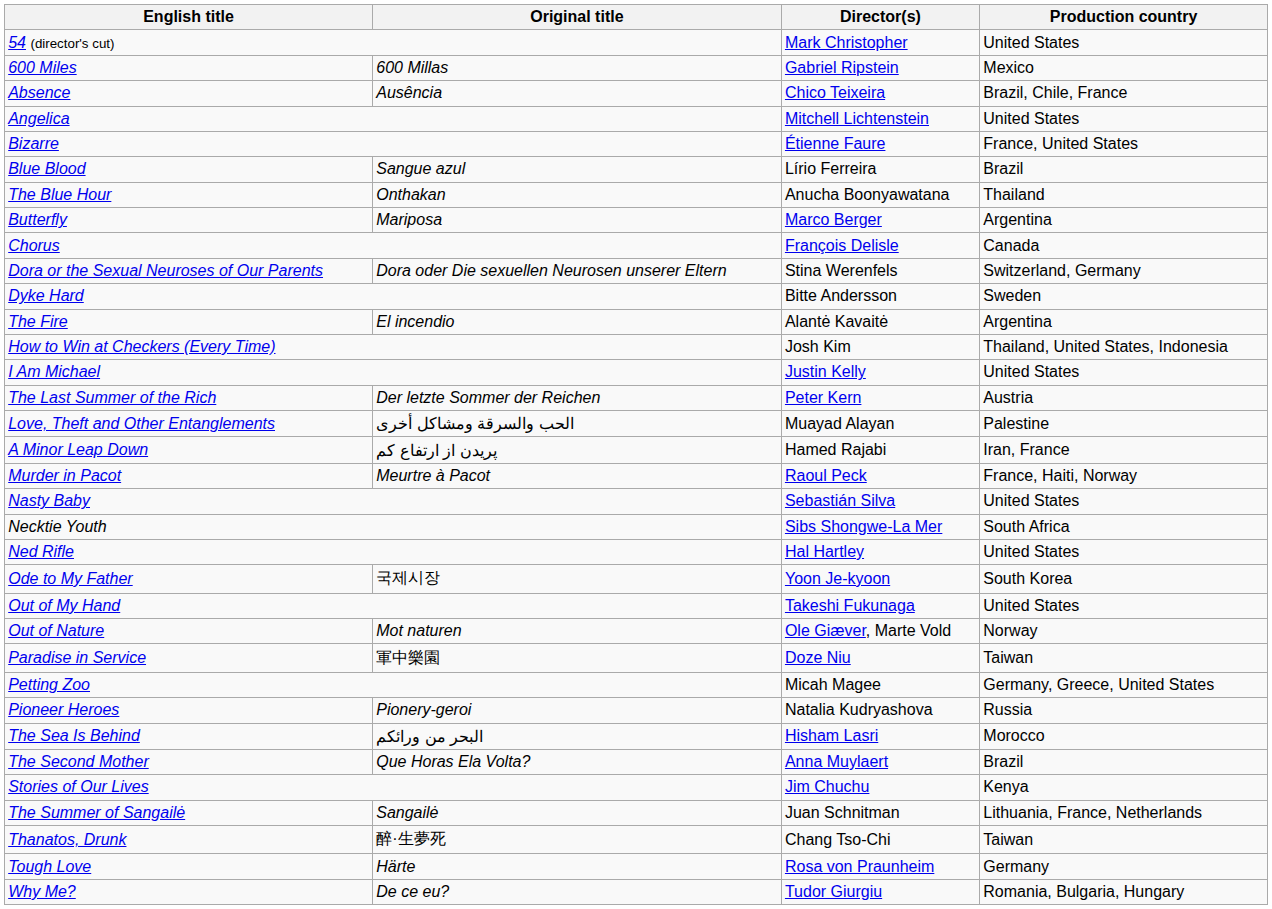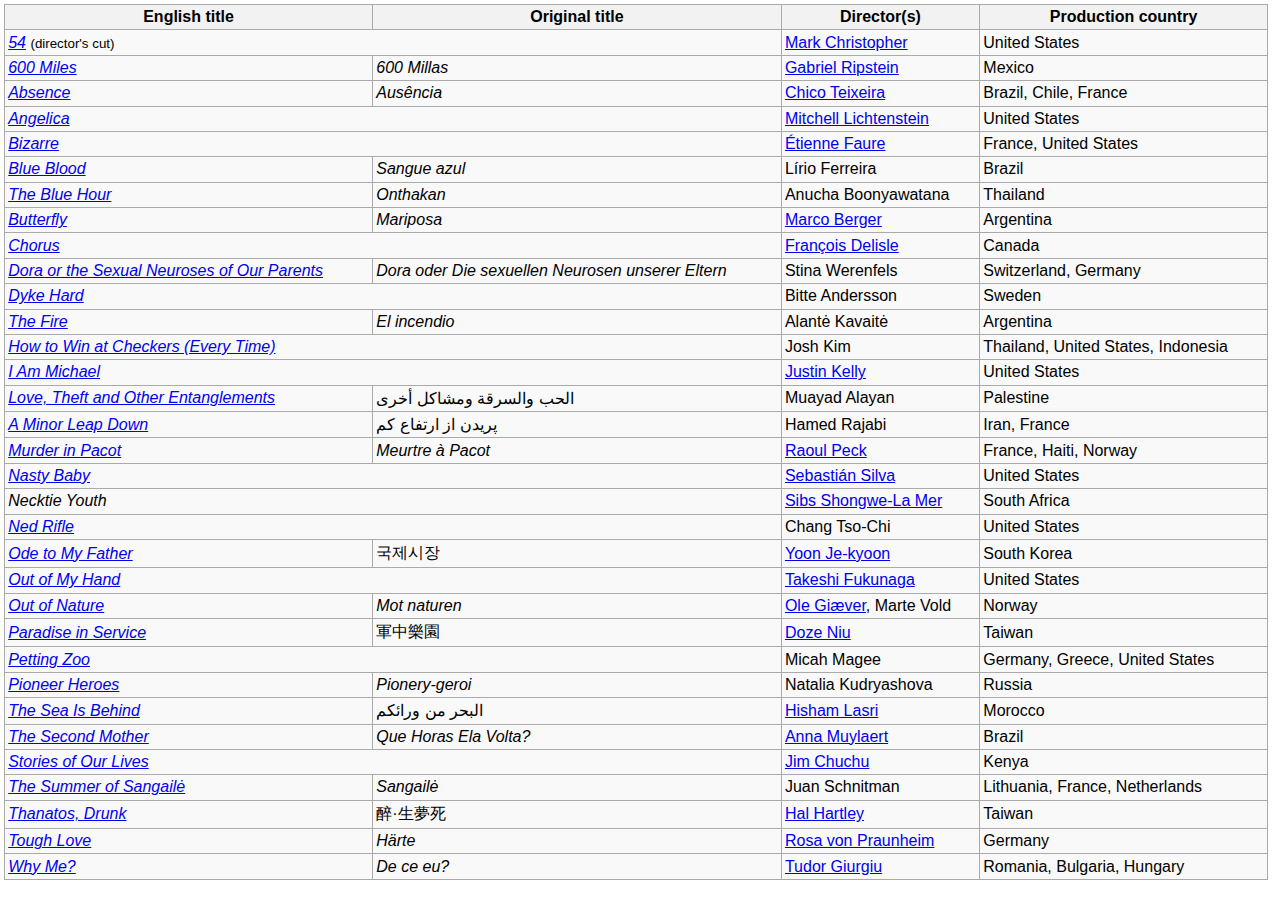- row: (112, 397)
(824, 552) Hal Hartley -> (838, 526) Chang Tso-Chi
(838, 839) Chang Tso-Chi -> (824, 814) Hal Hartley
